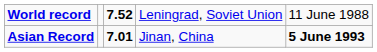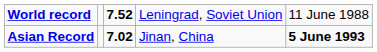(120, 36) 7.01 -> (120, 36) 7.02
